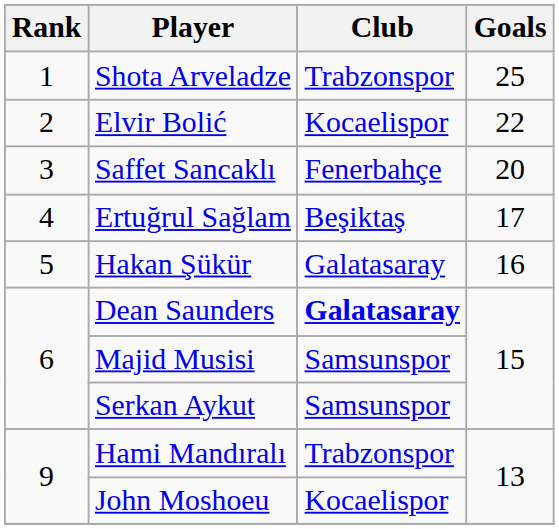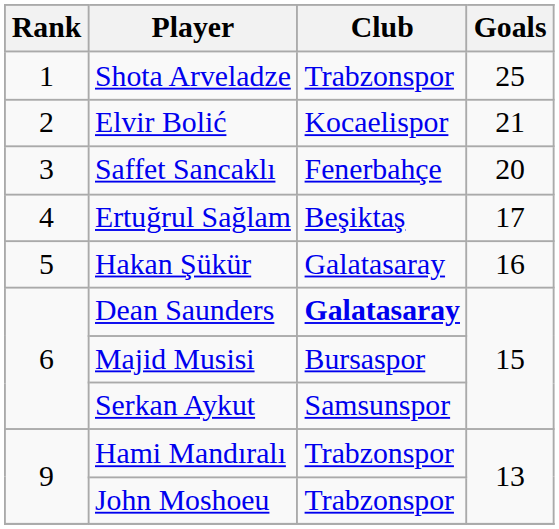(510, 122) 22 -> (510, 122) 21
(377, 358) Samsunspor -> (365, 358) Bursaspor
(376, 500) Kocaelispor -> (379, 500) Trabzonspor
